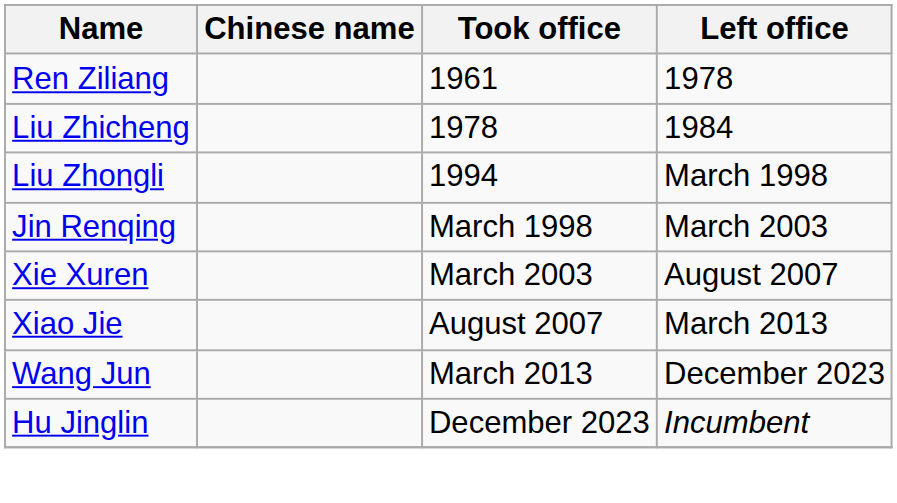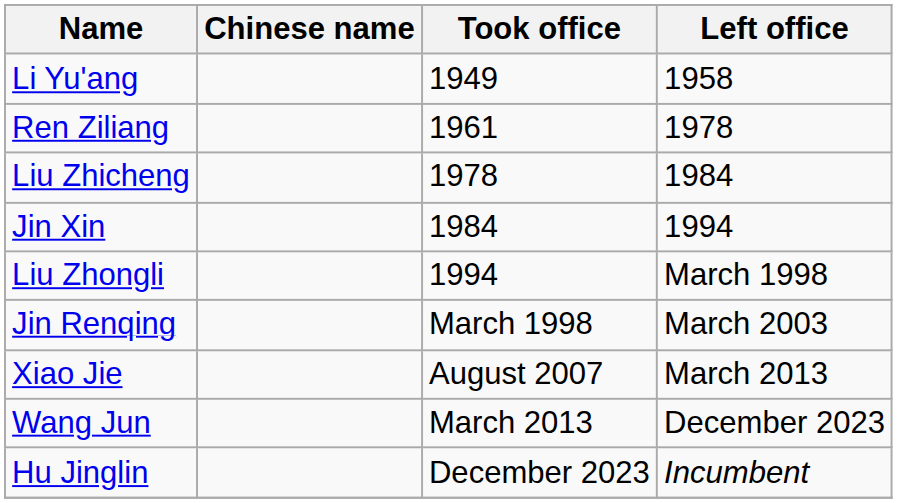+ row: (75, 78)
+ row: (59, 226)
- row: (80, 275)
